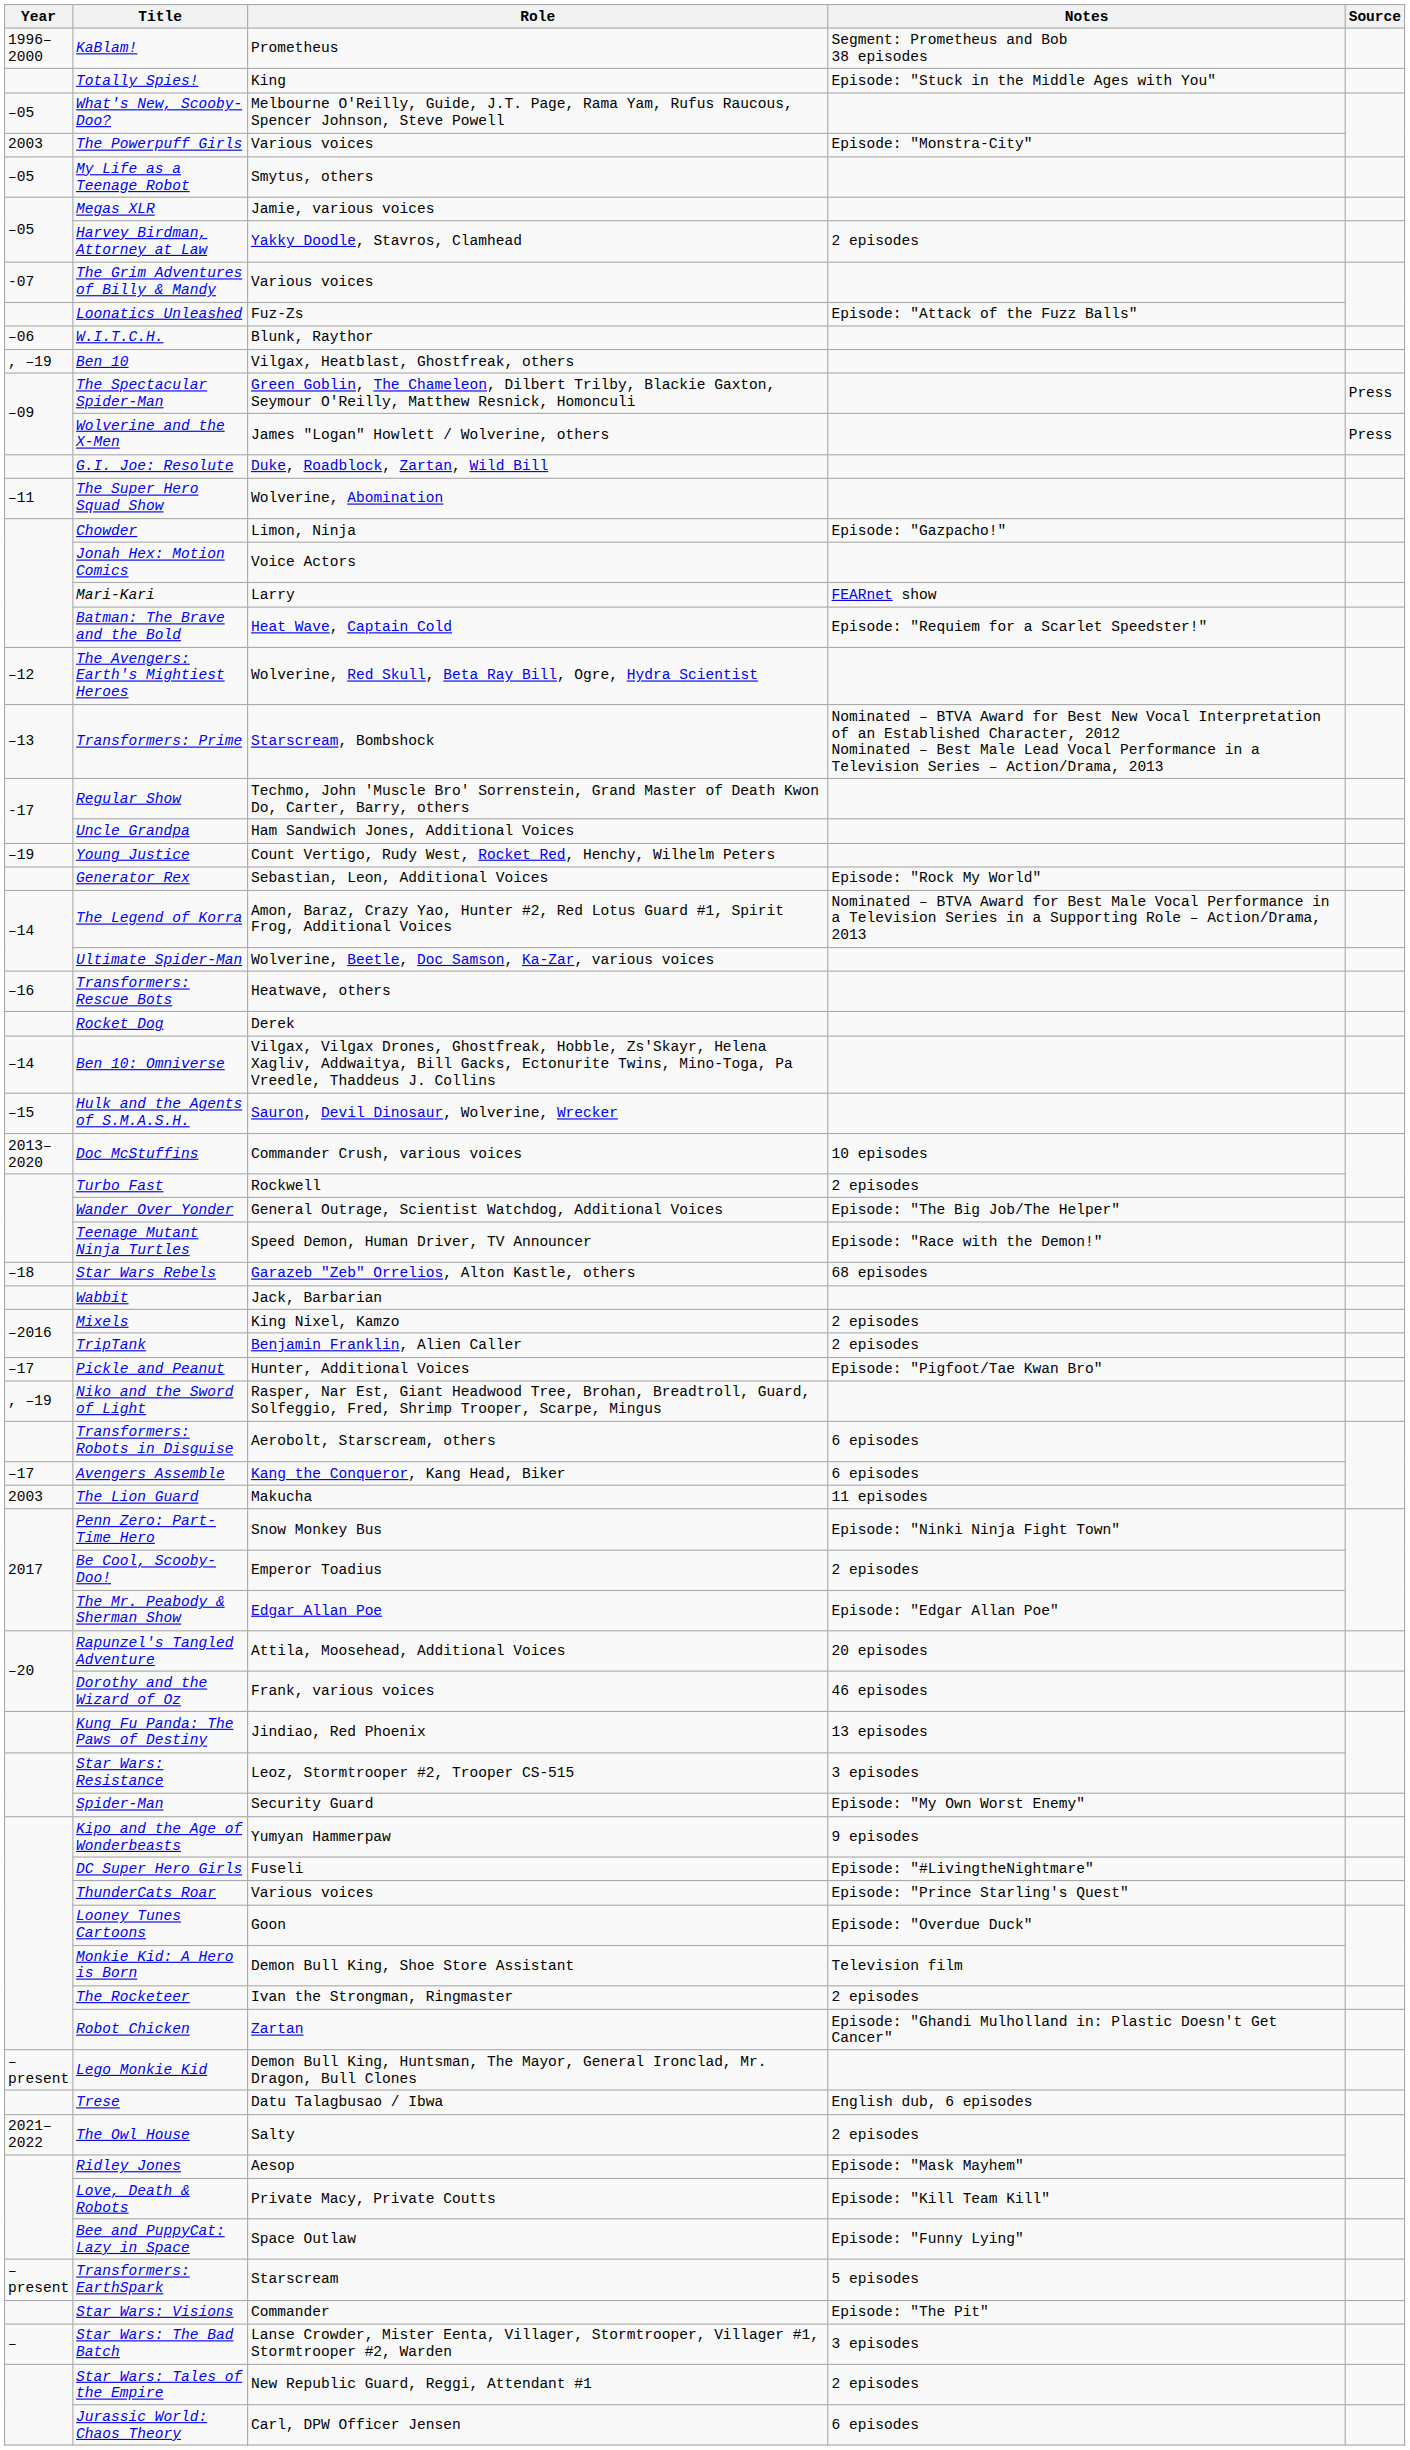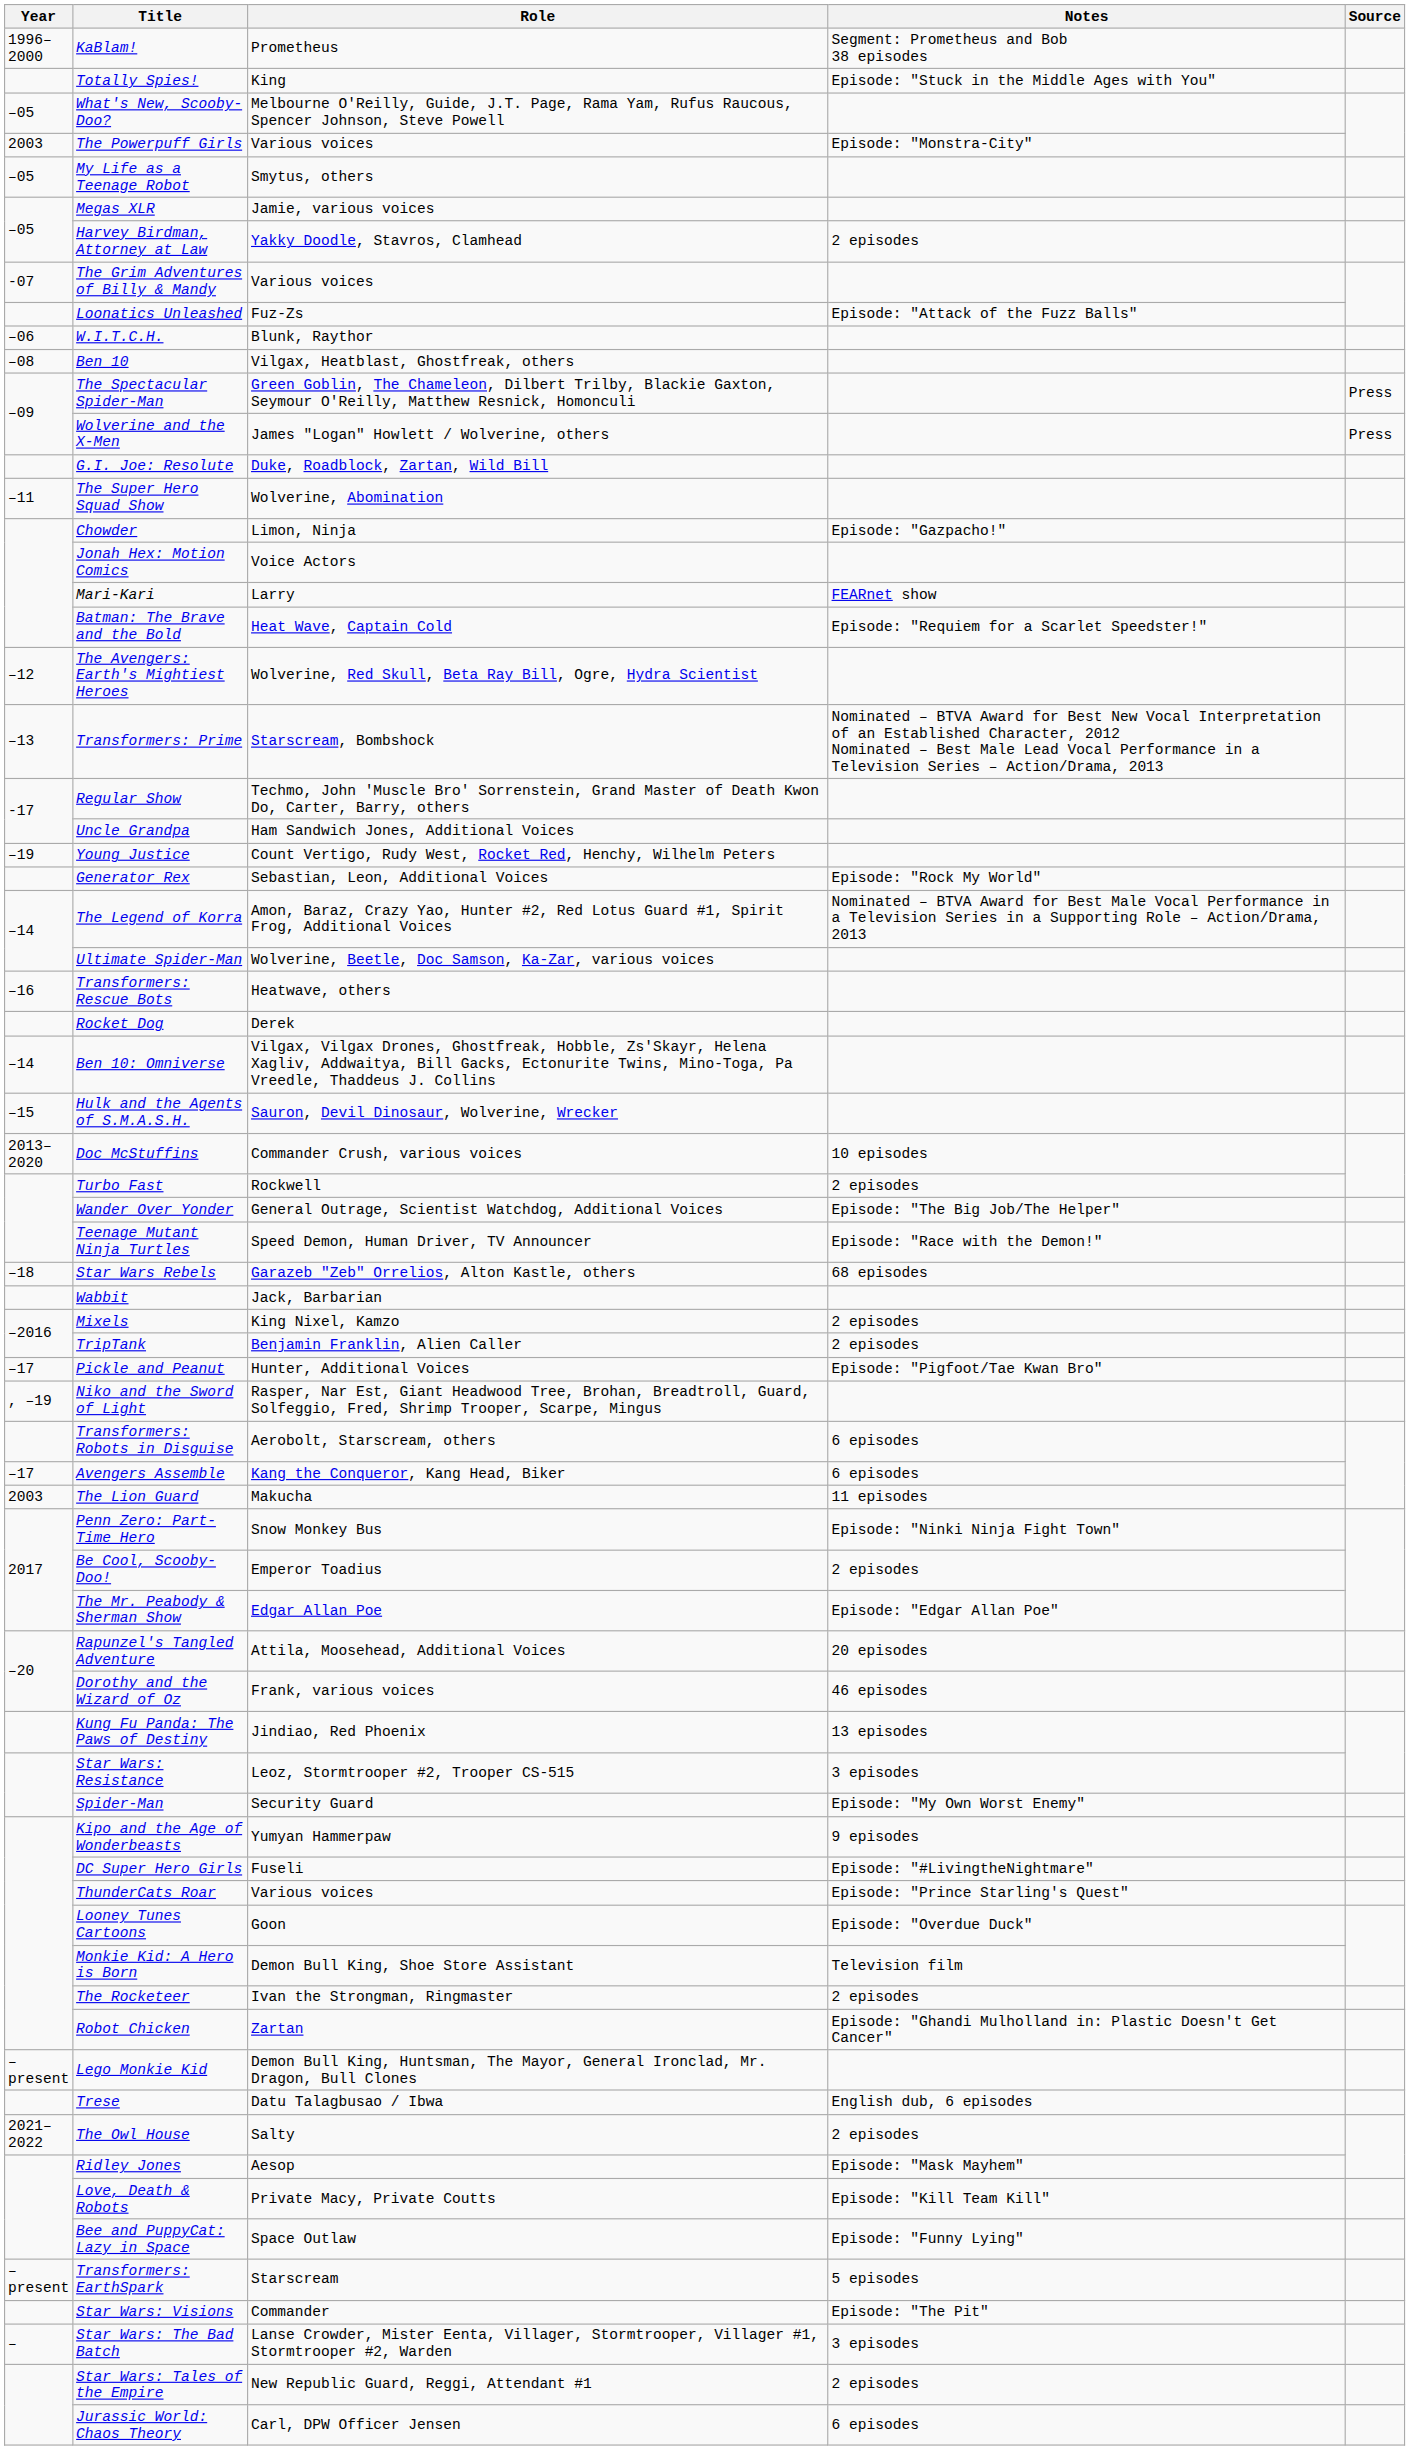(30, 361) , –19 -> (21, 361) –08
